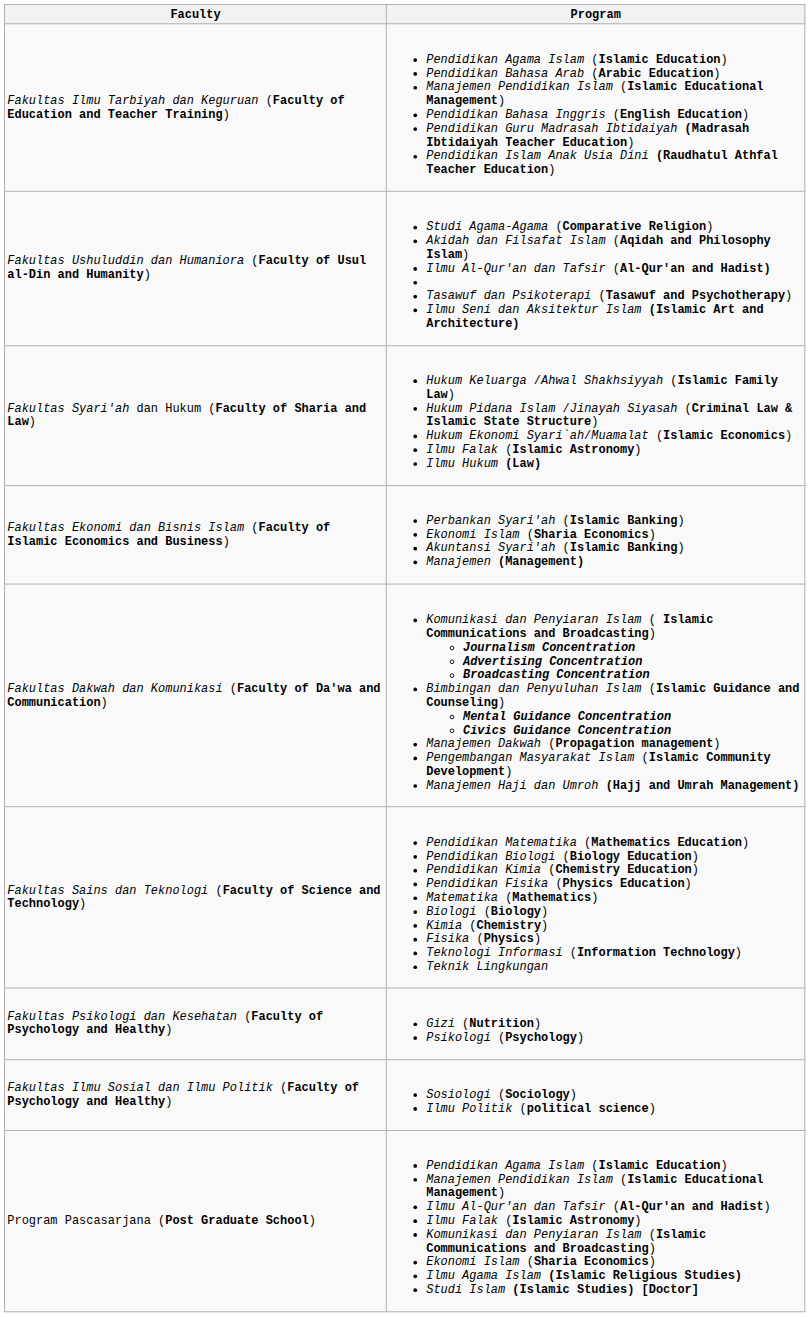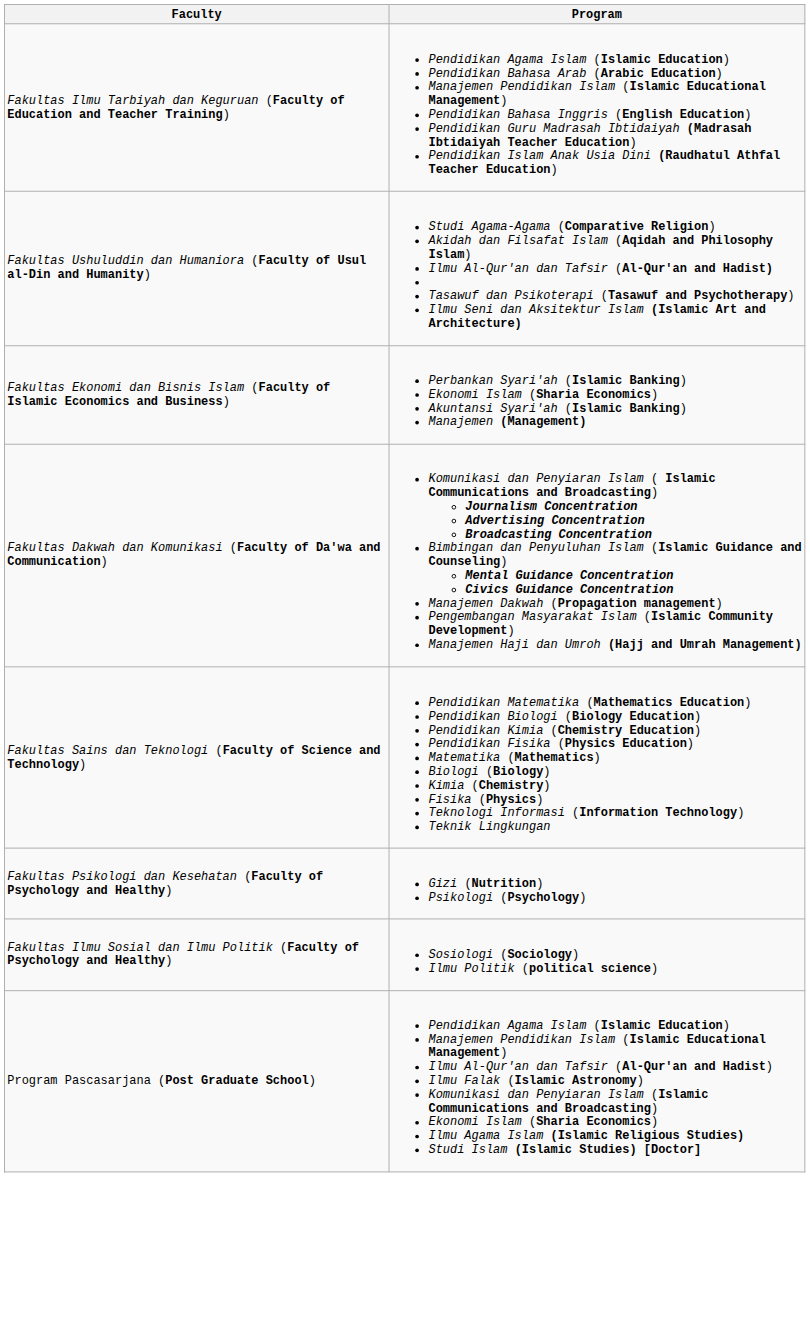- row: (187, 415)
